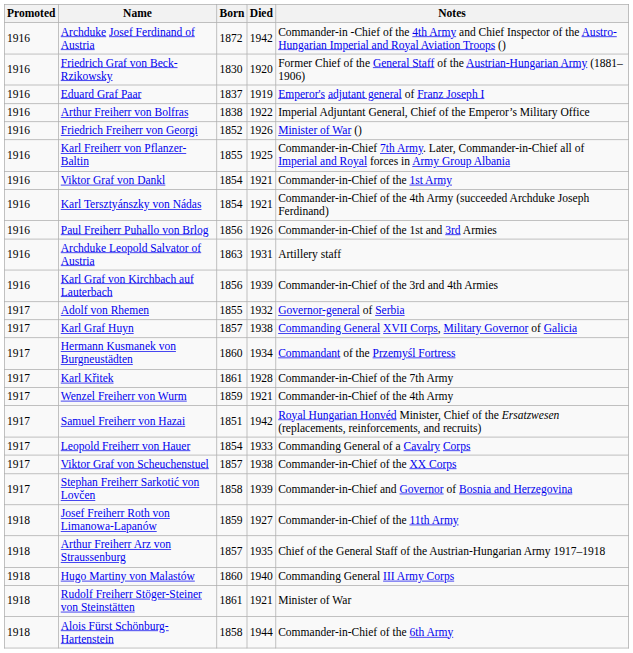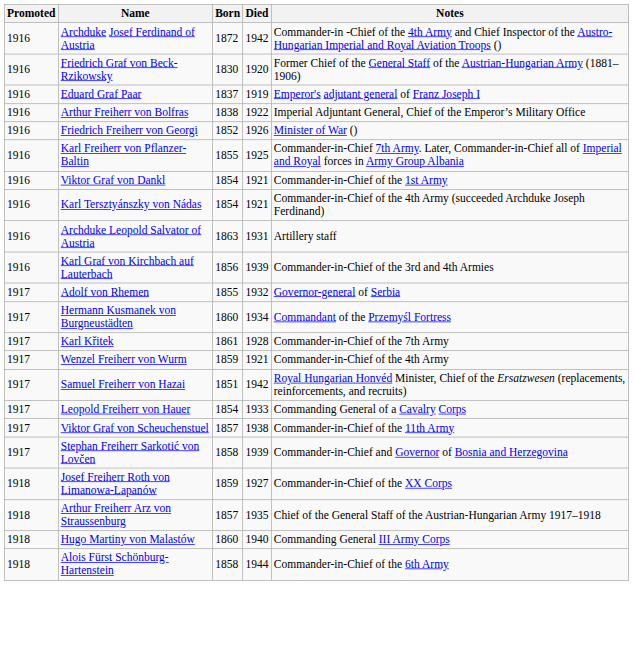- row: (135, 229)
- row: (97, 328)
(367, 464) Commander-in-Chief of the XX Corps -> (364, 427) Commander-in-Chief of the 11th Army
(368, 520) Commander-in-Chief of the 11th Army -> (363, 483) Commander-in-Chief of the XX Corps
- row: (131, 601)
